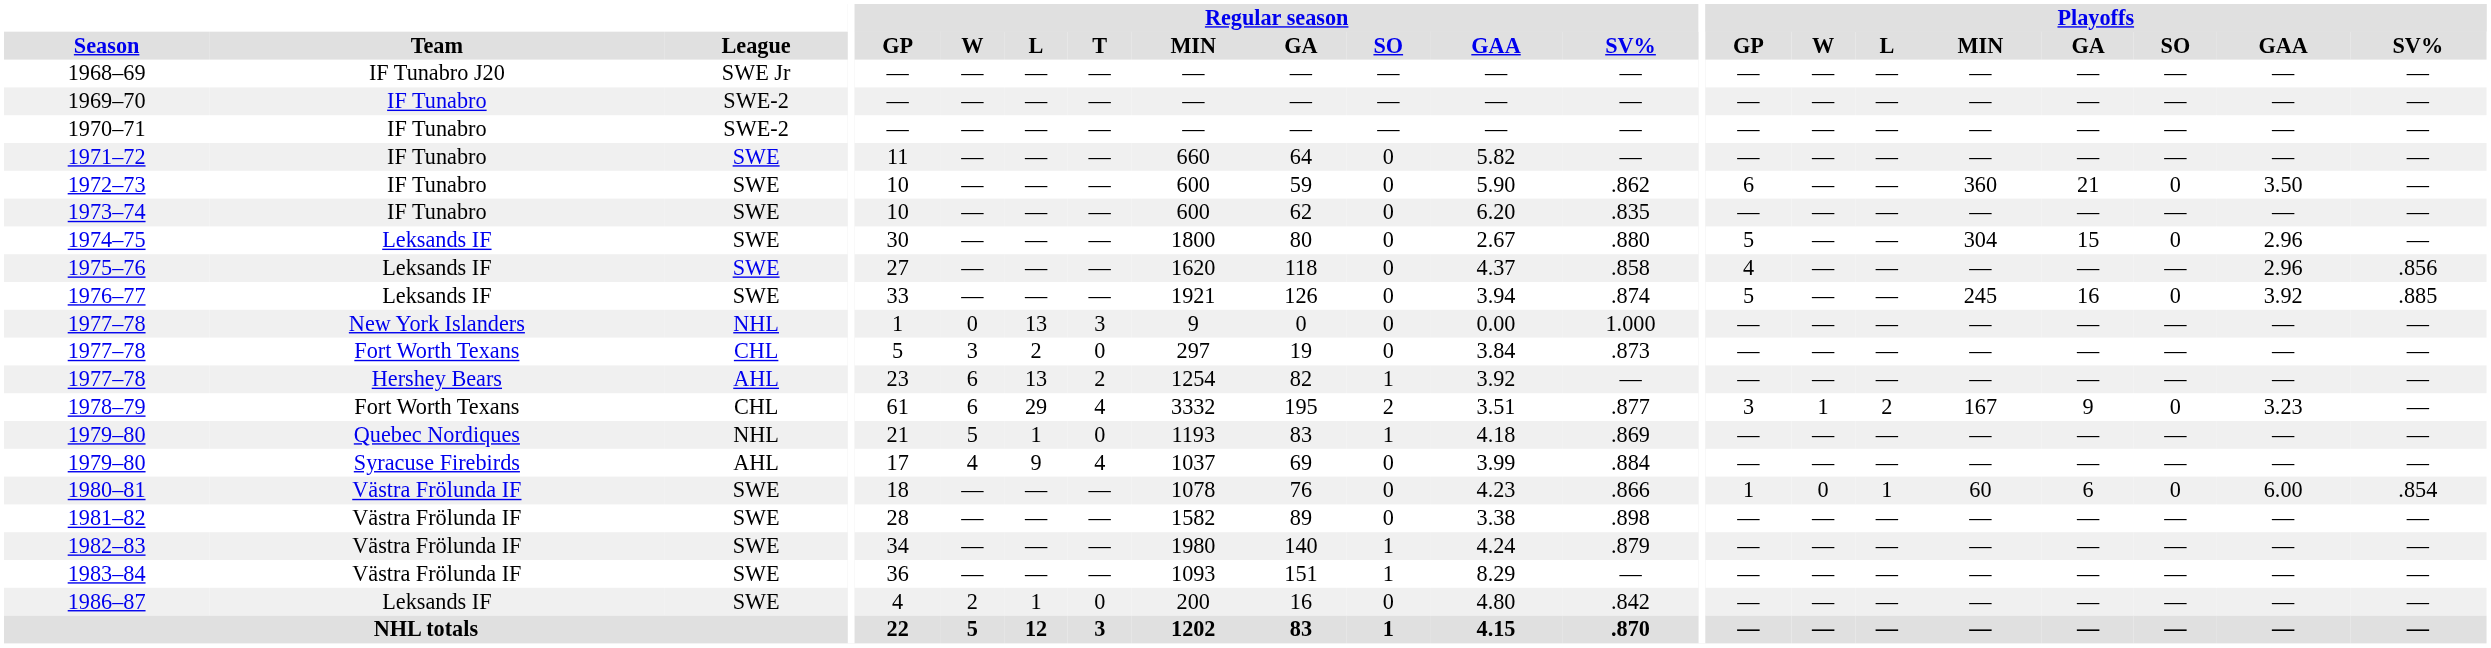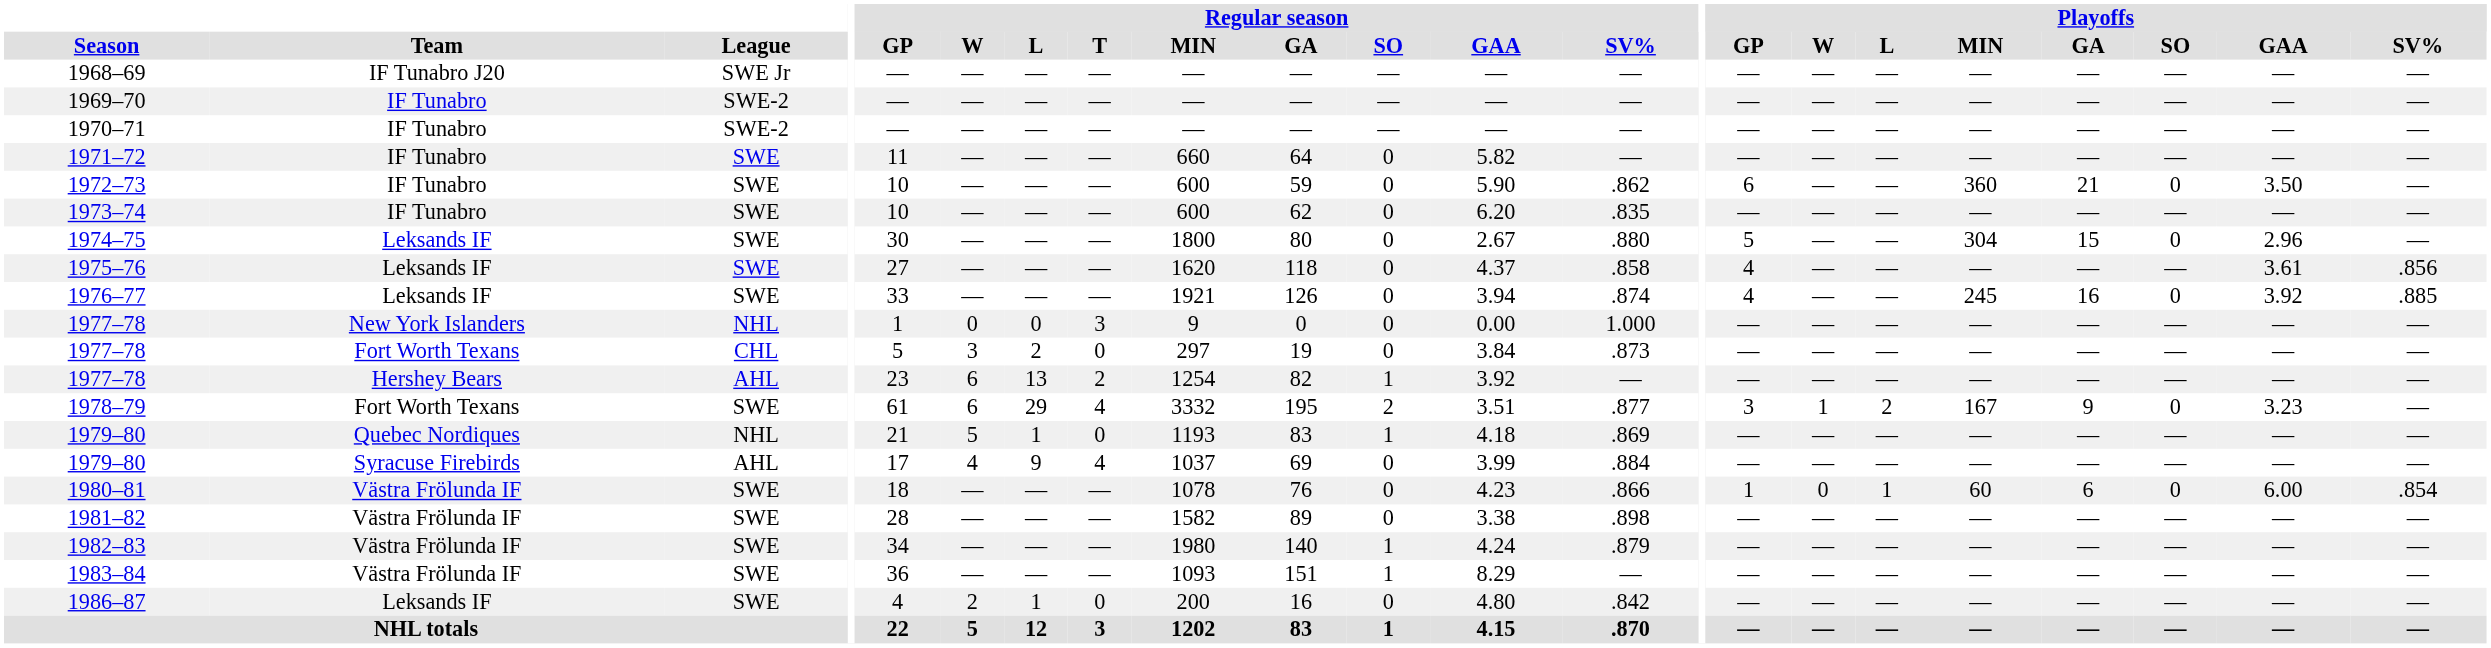(2283, 267) 2.96 -> (2283, 267) 3.61
(1748, 295) 5 -> (1748, 295) 4
(1036, 323) 13 -> (1036, 323) 0
(756, 406) CHL -> (756, 406) SWE
